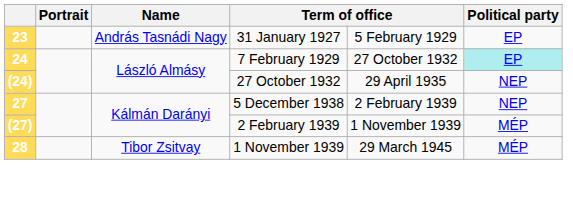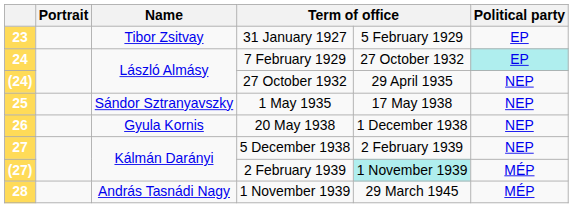(161, 37) András Tasnádi Nagy -> (164, 37) Tibor Zsitvay
+ row: (20, 103)
+ row: (20, 125)
(406, 125) no background -> (412, 170) paleturquoise background
(161, 147) Tibor Zsitvay -> (164, 192) András Tasnádi Nagy
